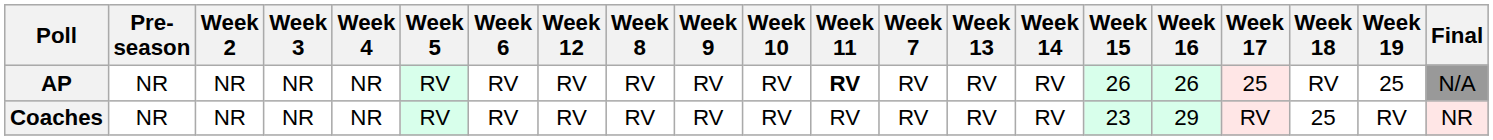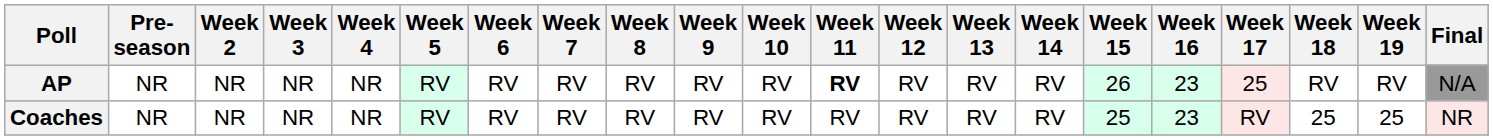columns swapped: (913, 35) <-> (571, 35)
(1187, 83) 26 -> (1187, 83) 23
(1392, 83) 25 -> (1392, 83) RV
(1118, 118) 23 -> (1118, 118) 25
(1187, 118) 29 -> (1187, 118) 23
(1392, 118) RV -> (1392, 118) 25
